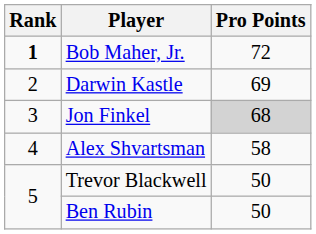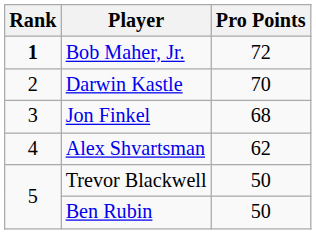(261, 84) 69 -> (261, 84) 70
(261, 116) lightgrey background -> (261, 116) no background
(261, 148) 58 -> (261, 148) 62
